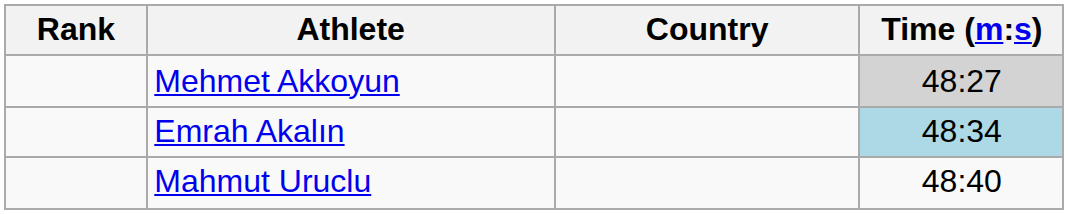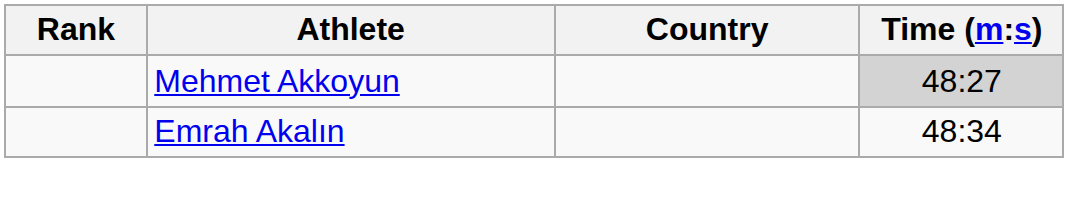(962, 131) lightblue background -> (962, 131) no background
- row: (263, 182)
